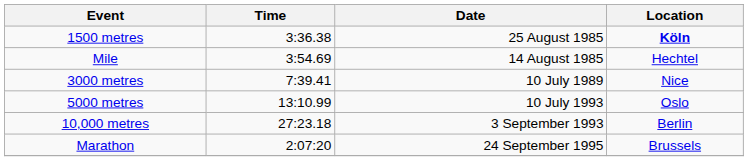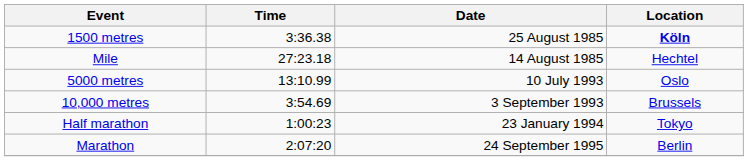(308, 59) 3:54.69 -> (305, 59) 27:23.18
- row: (105, 80)
(305, 124) 27:23.18 -> (308, 102) 3:54.69
(675, 124) Berlin -> (675, 102) Brussels
+ row: (105, 124)
(675, 145) Brussels -> (675, 145) Berlin
